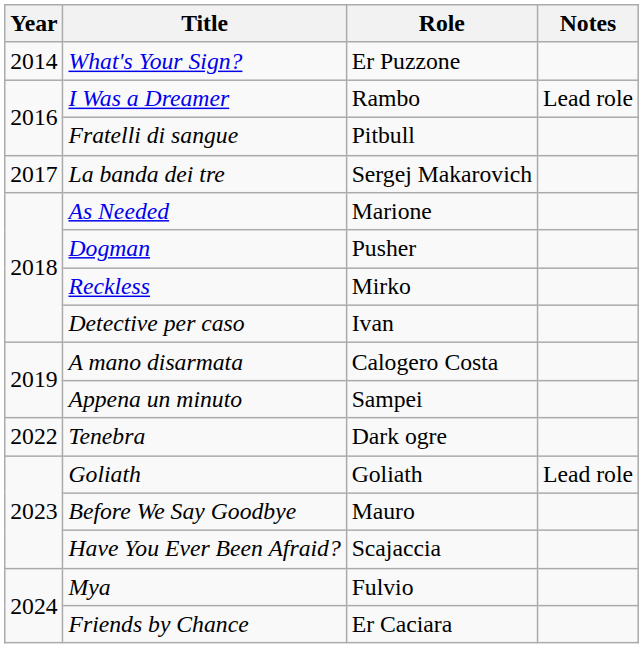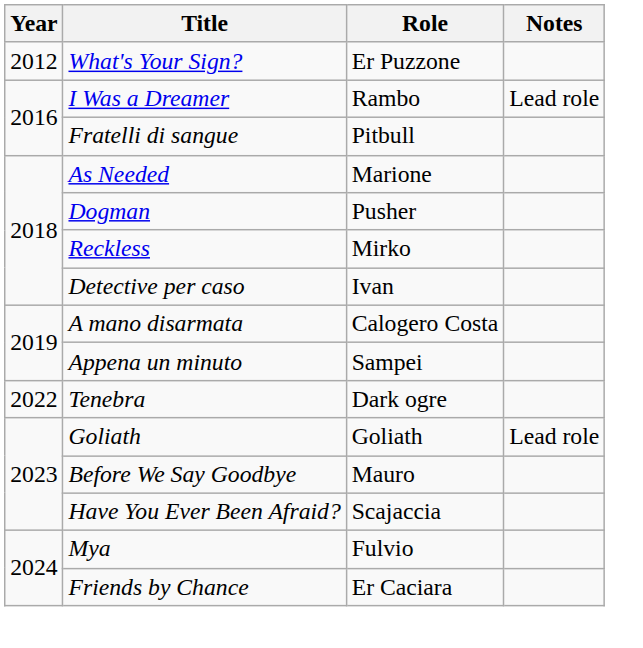(34, 60) 2014 -> (34, 60) 2012
- row: (147, 173)
